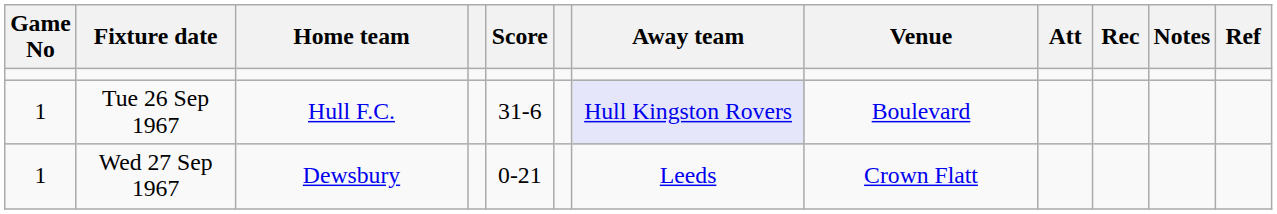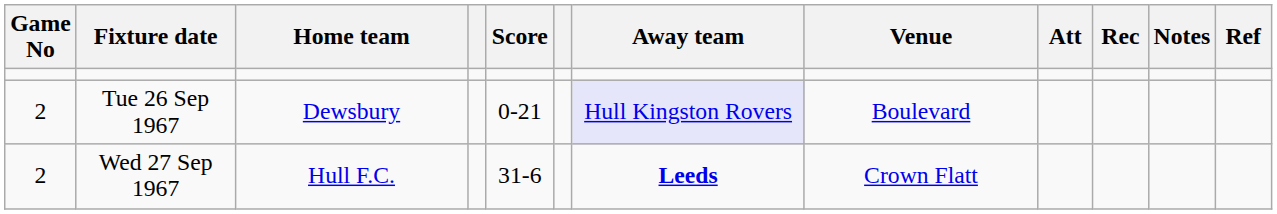(40, 111) 1 -> (40, 111) 2
(352, 111) Hull F.C. -> (352, 111) Dewsbury
(520, 111) 31-6 -> (520, 111) 0-21
(40, 175) 1 -> (40, 175) 2
(352, 175) Dewsbury -> (352, 175) Hull F.C.
(520, 175) 0-21 -> (520, 175) 31-6
(688, 175) normal -> (688, 175) bold
